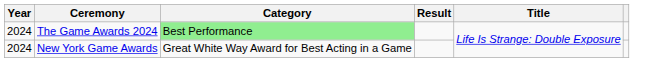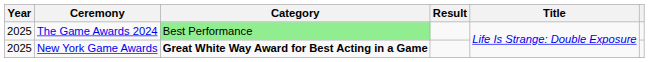(19, 31) 2024 -> (19, 31) 2025
(19, 48) 2024 -> (19, 48) 2025
(287, 48) normal -> (295, 48) bold
